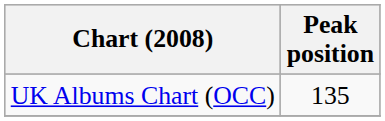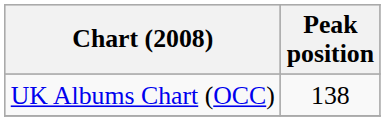(330, 94) 135 -> (330, 94) 138
